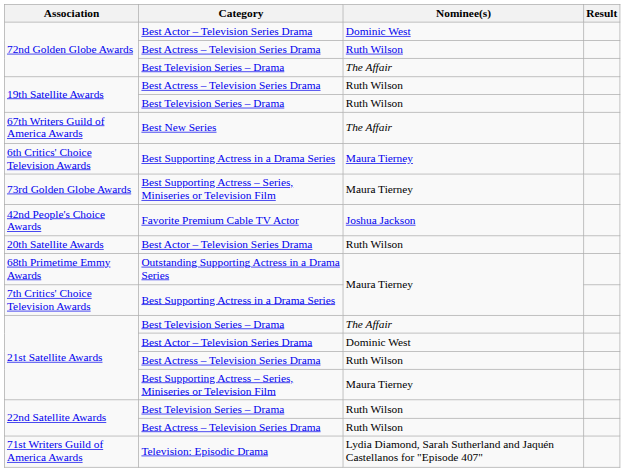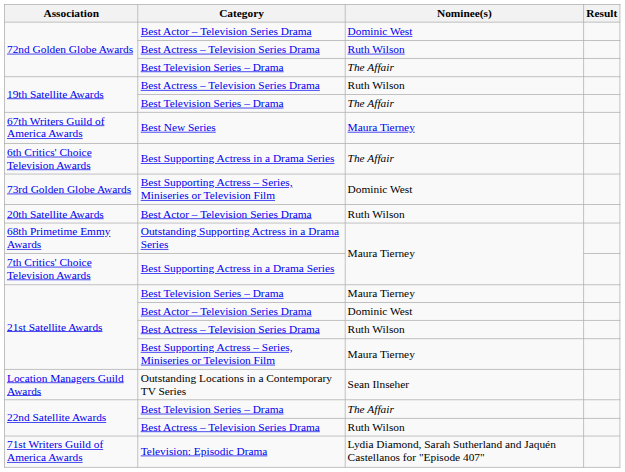(374, 103) Ruth Wilson -> (371, 103) The Affair
(369, 127) The Affair -> (381, 127) Maura Tierney
(379, 158) Maura Tierney -> (371, 158) The Affair
(379, 189) Maura Tierney -> (380, 189) Dominic West
- row: (56, 220)
(369, 324) The Affair -> (381, 293) Maura Tierney
+ row: (65, 384)
(374, 409) Ruth Wilson -> (371, 409) The Affair
